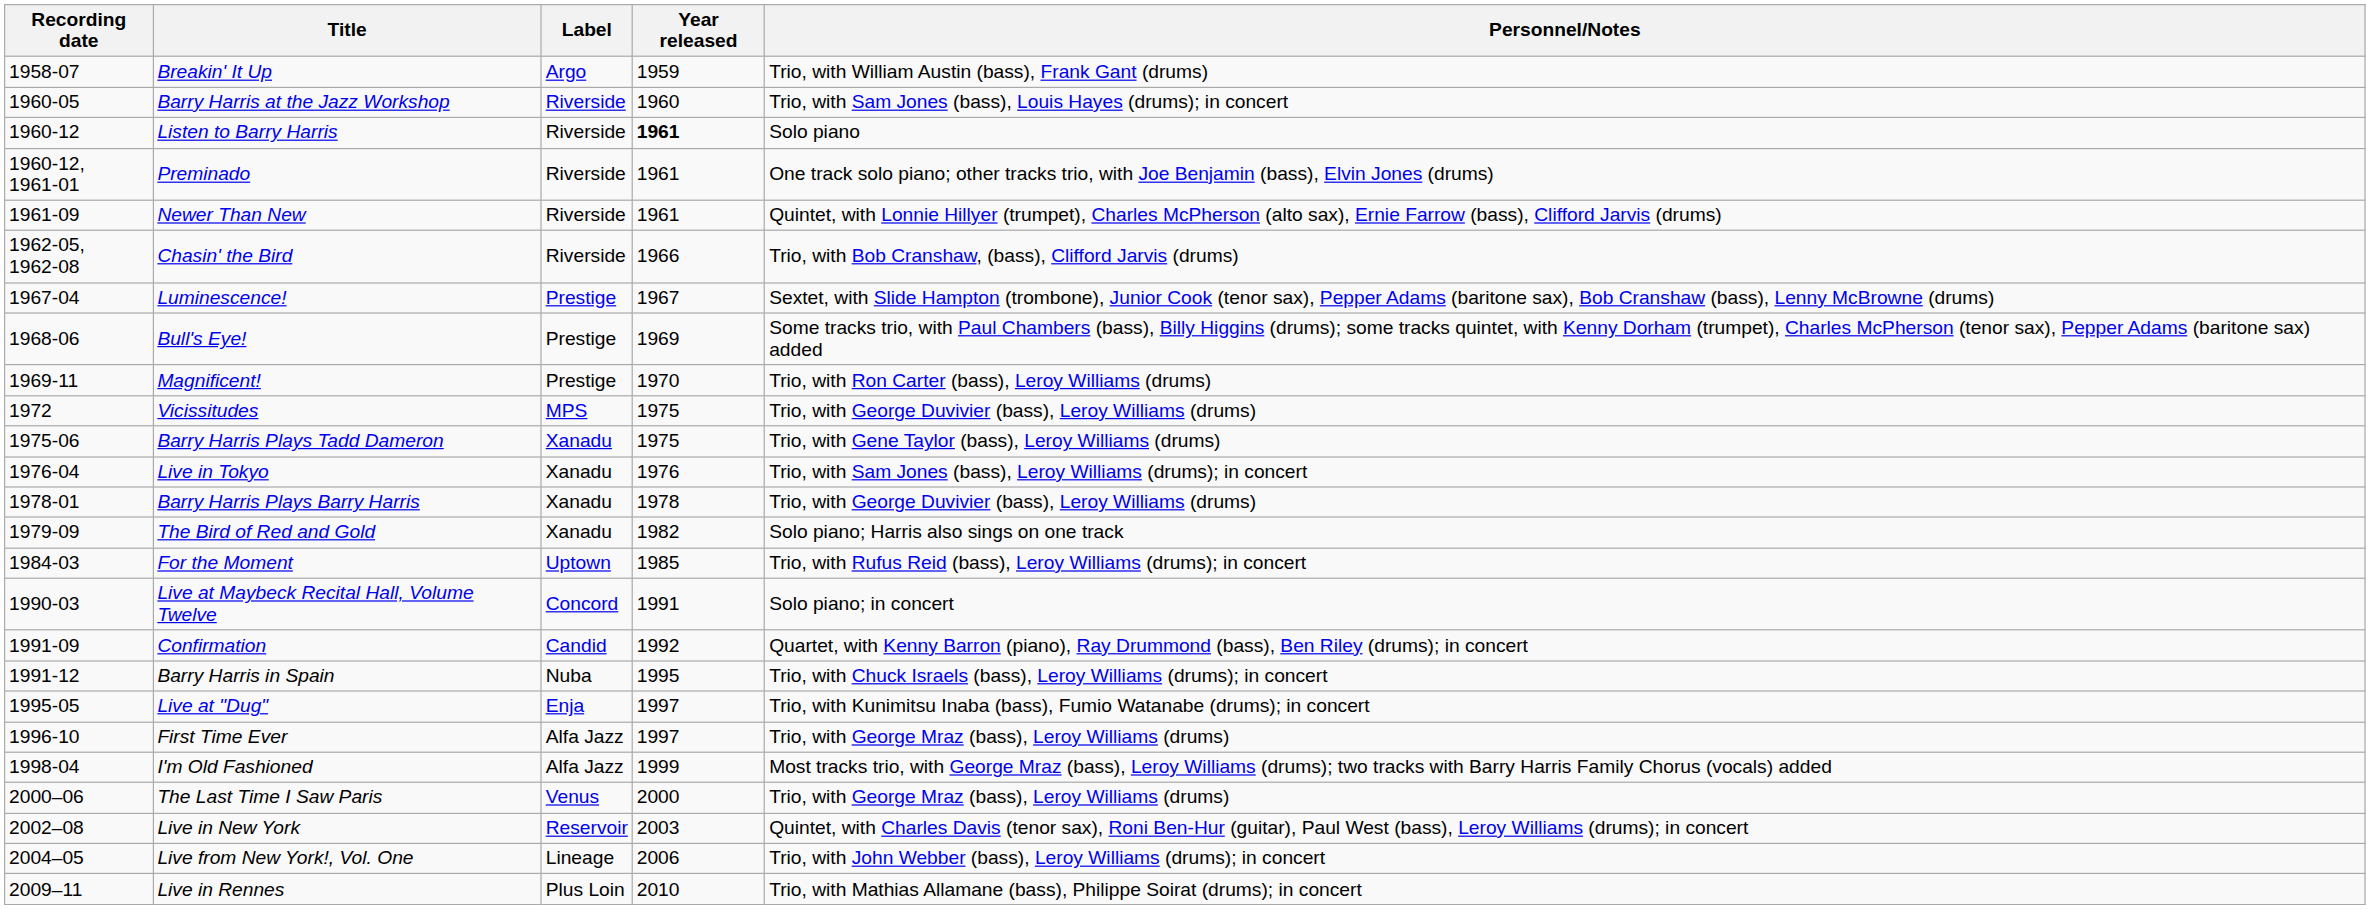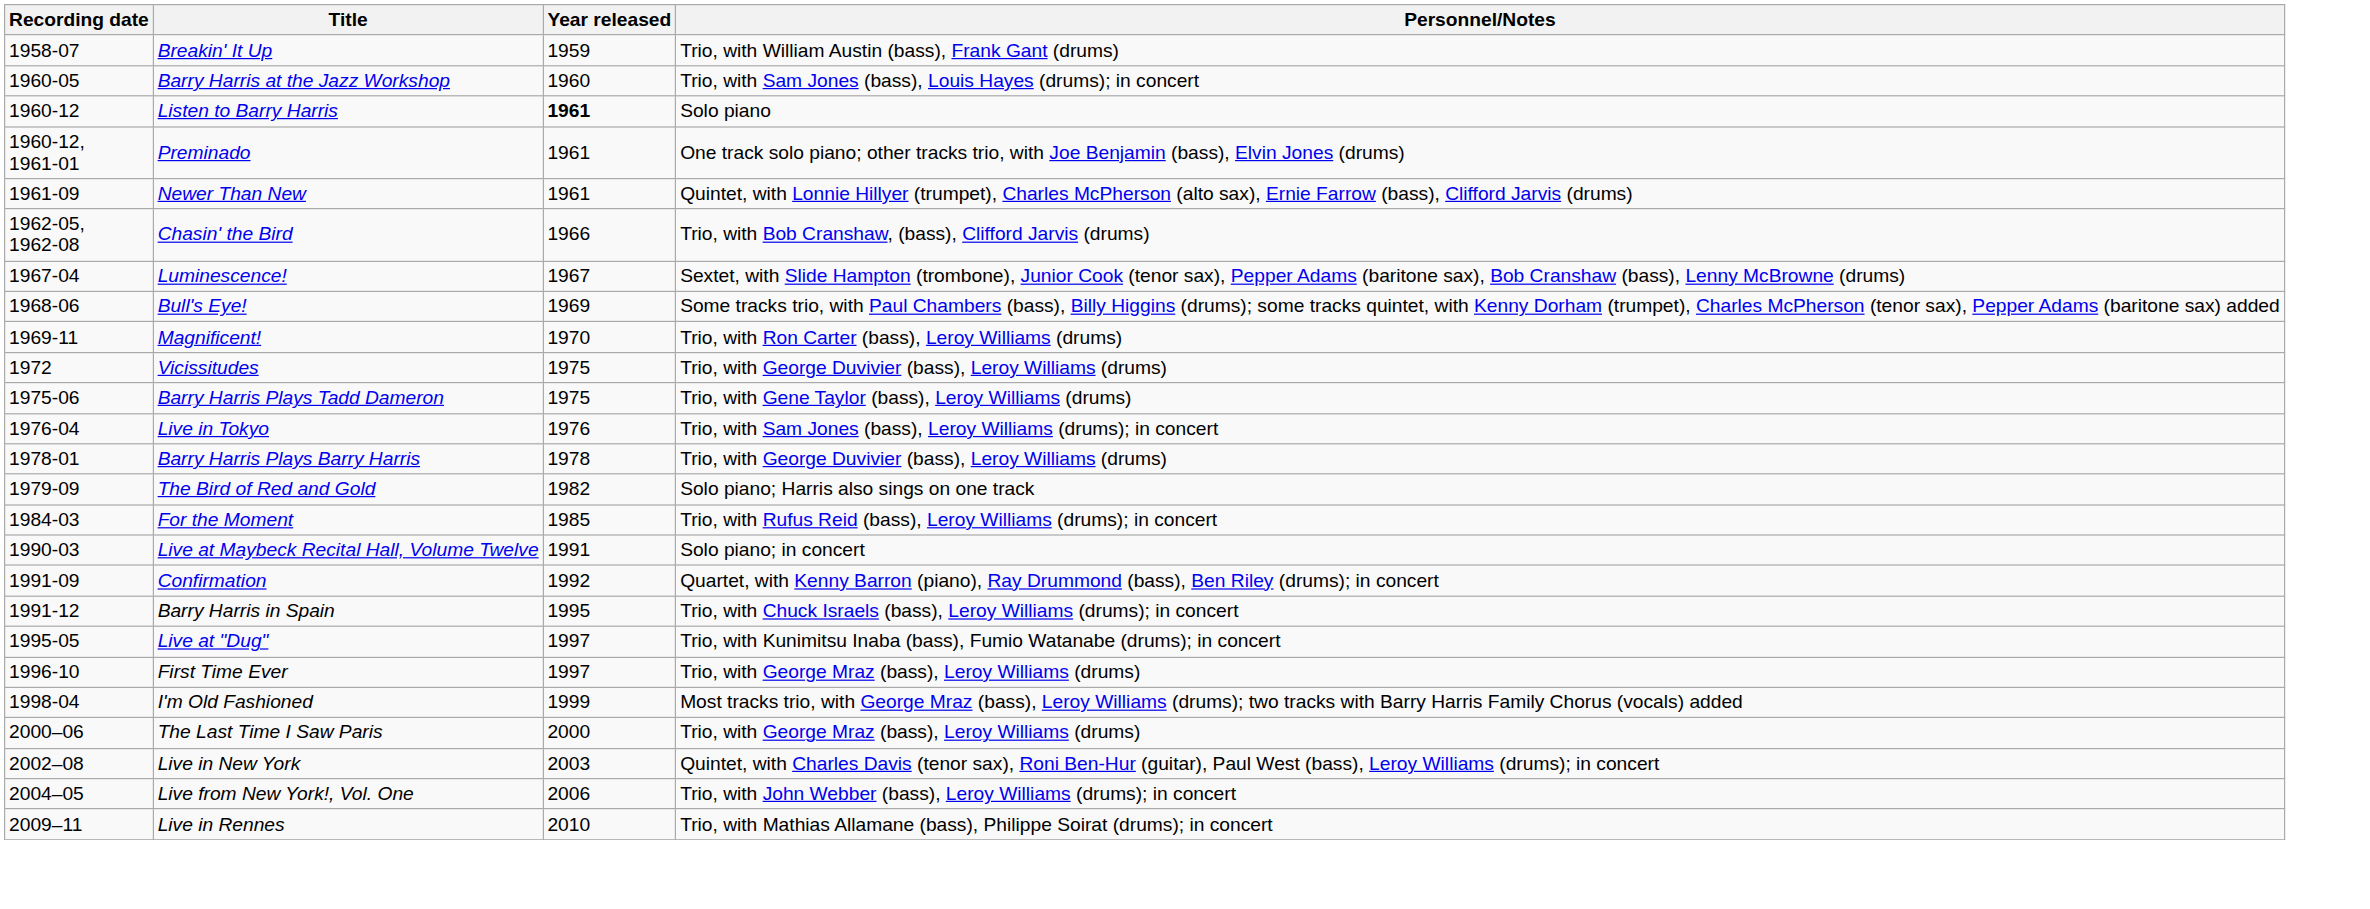- column: (587, 30)
